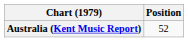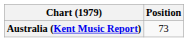(164, 28) 52 -> (164, 28) 73
